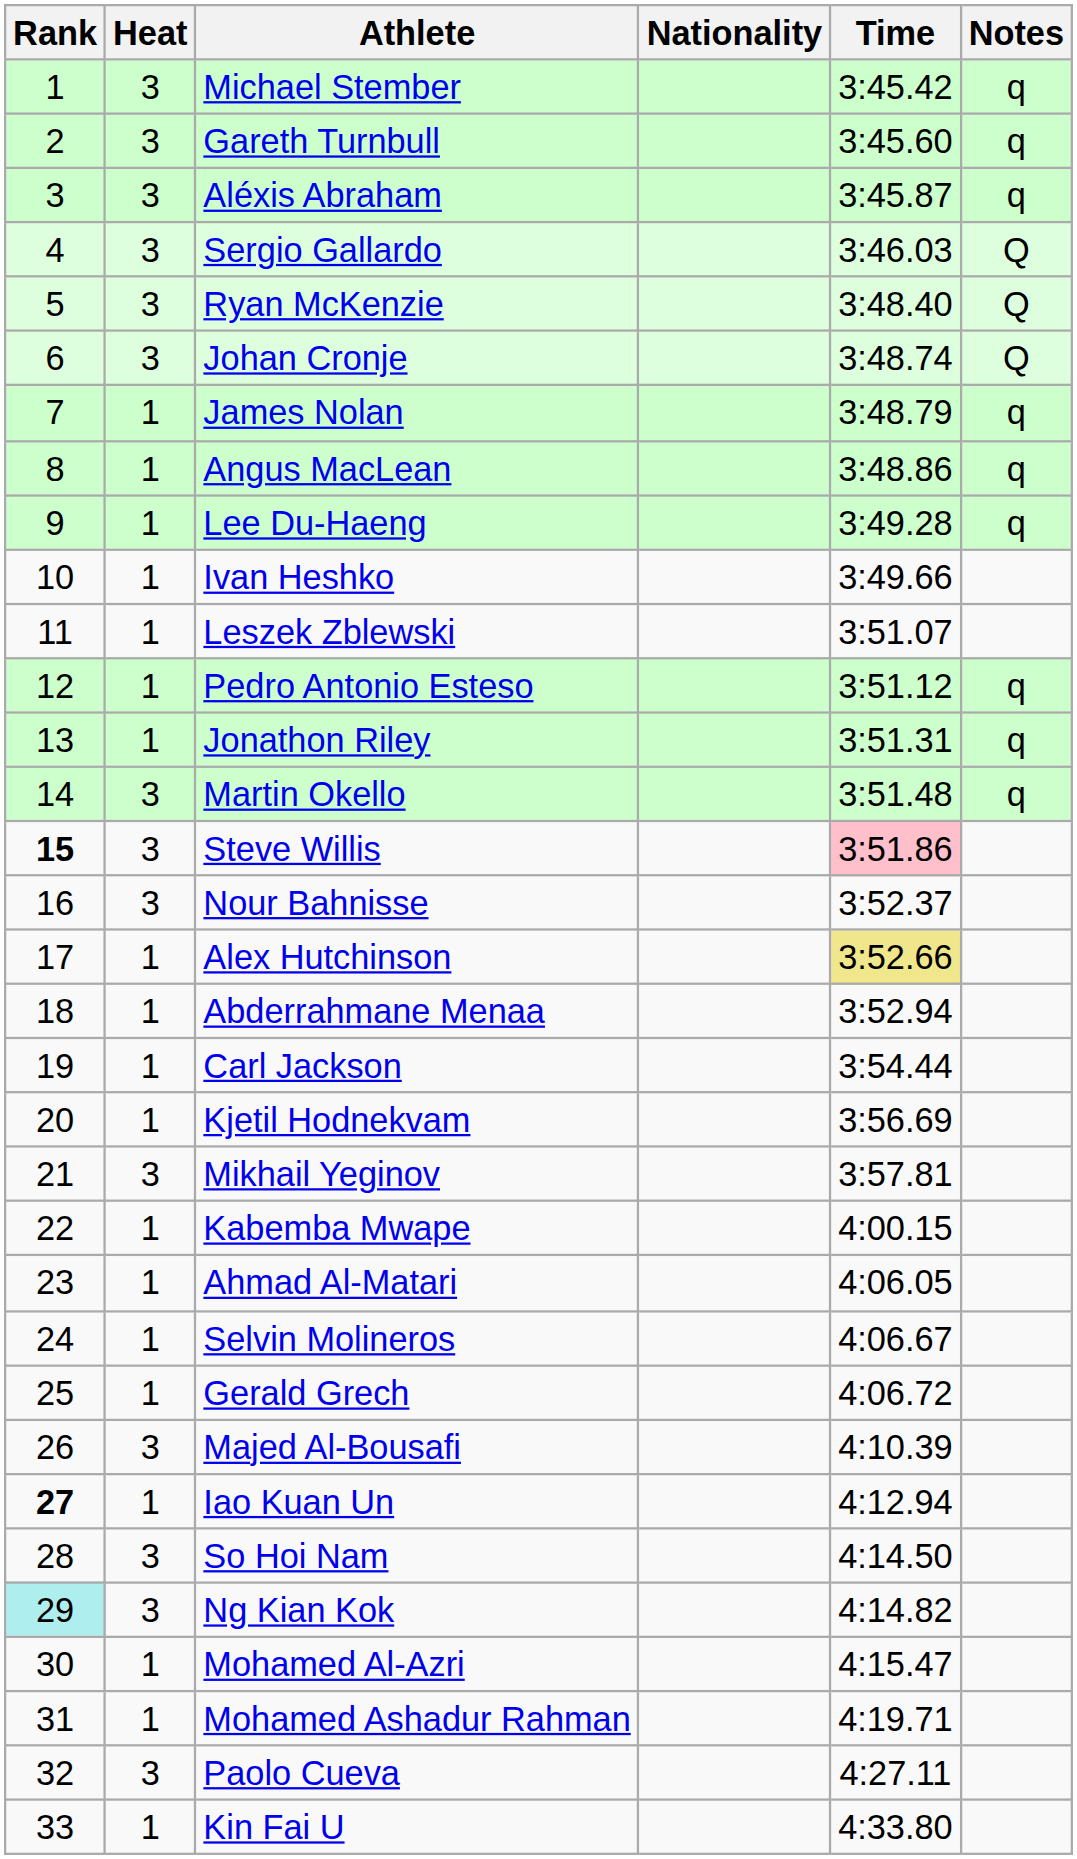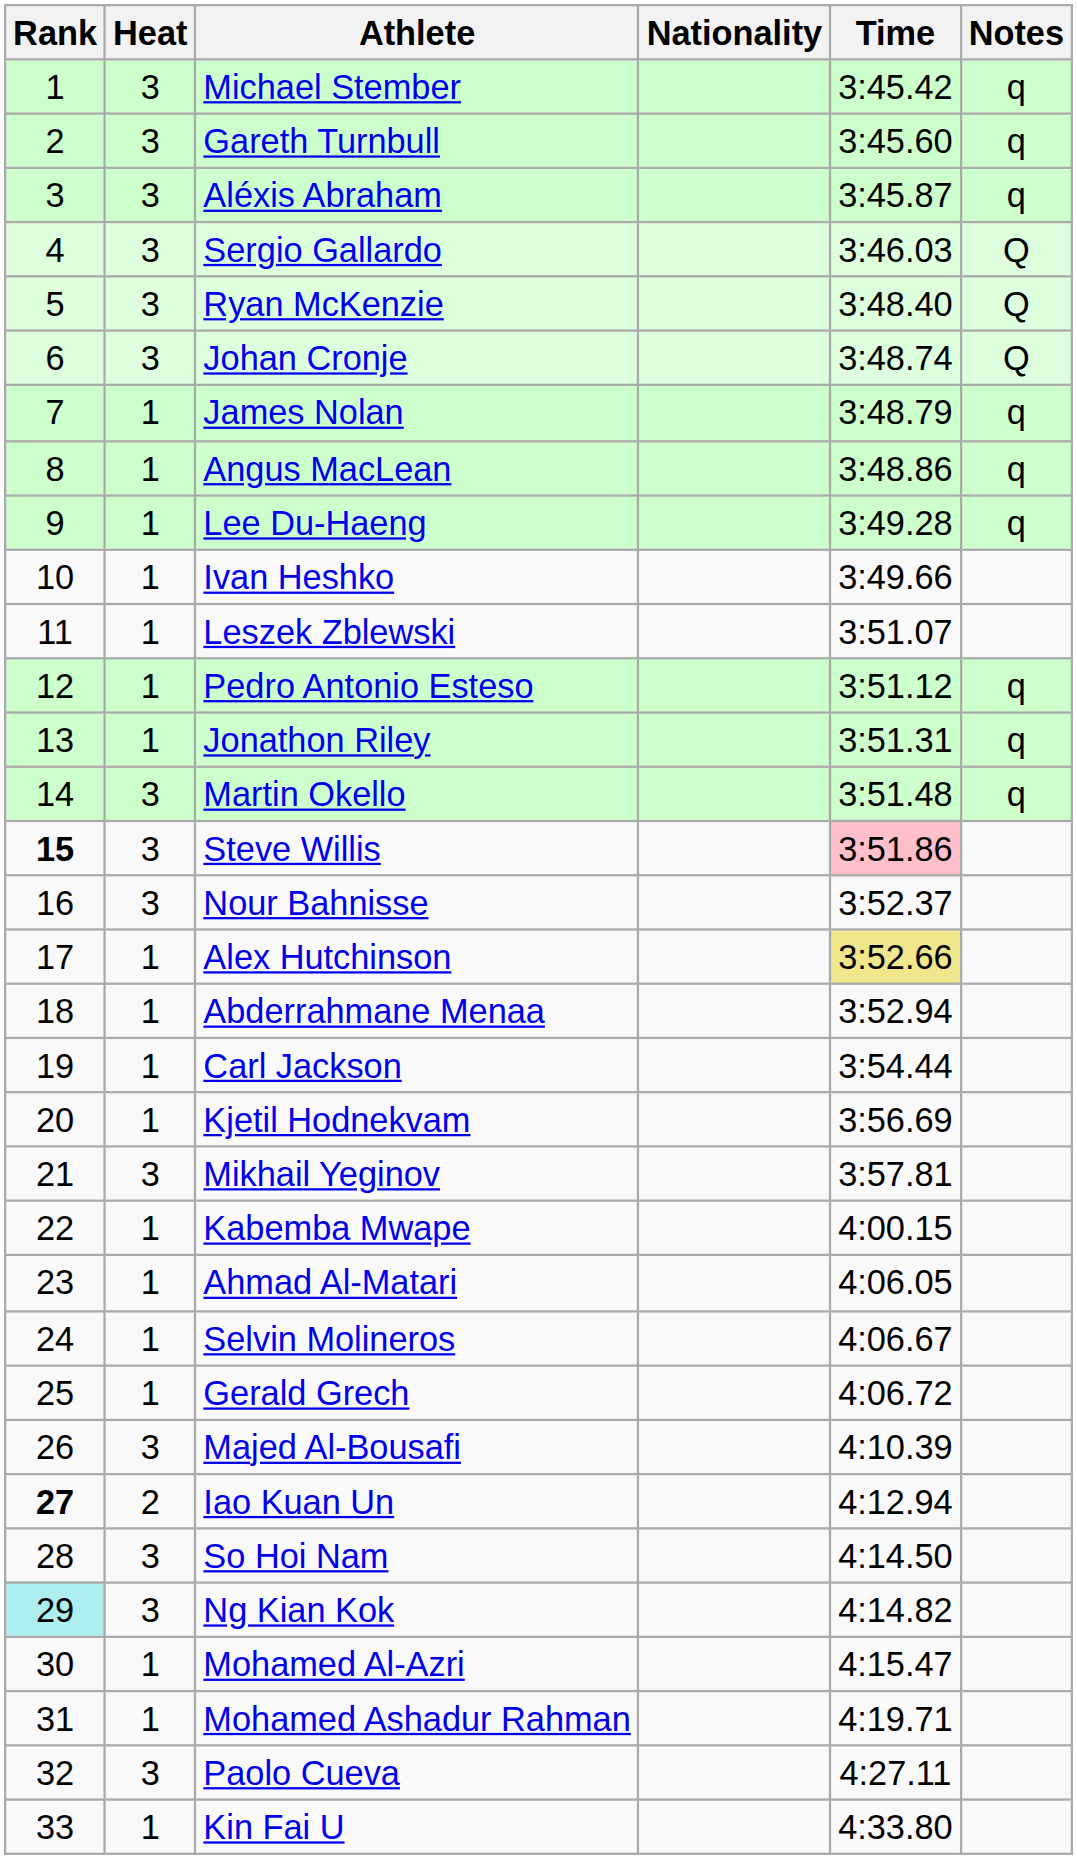(150, 1501) 1 -> (150, 1501) 2
